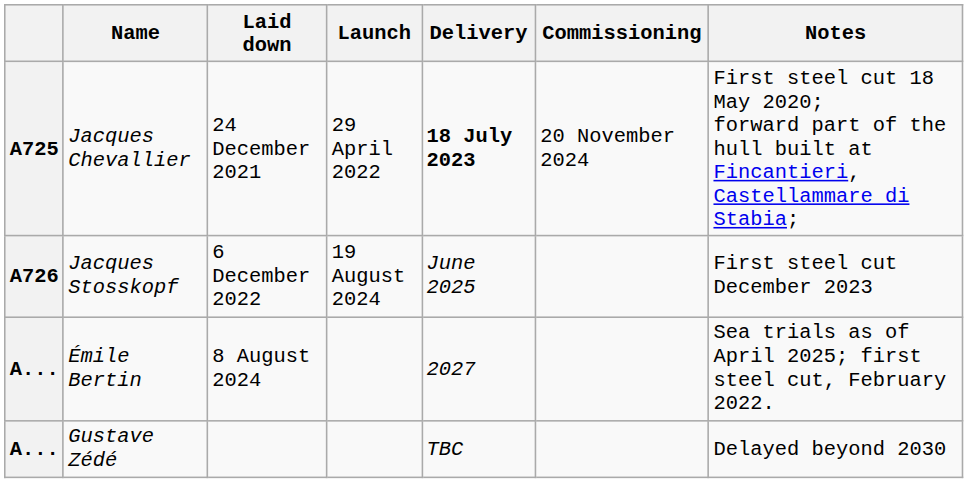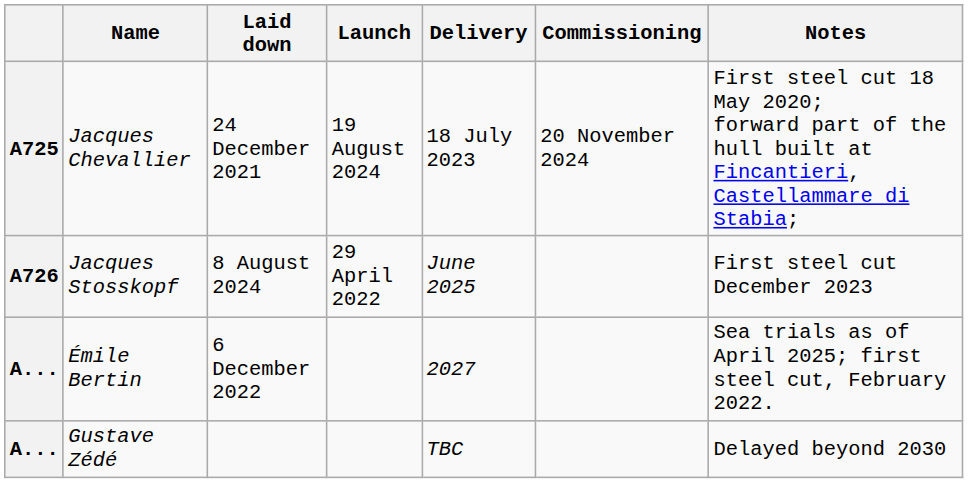(362, 149) 29 April 2022 -> (368, 149) 19 August 2024
(469, 149) bold -> (469, 149) normal
(261, 276) 6 December 2022 -> (261, 276) 8 August 2024
(368, 276) 19 August 2024 -> (362, 276) 29 April 2022
(261, 368) 8 August 2024 -> (261, 368) 6 December 2022
